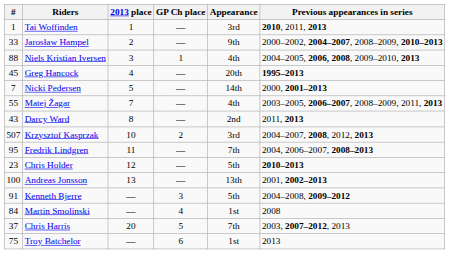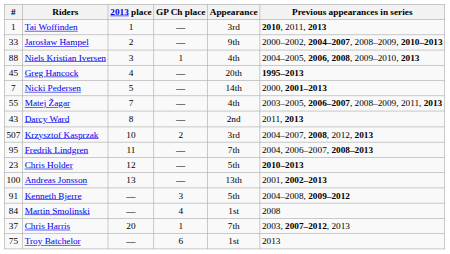(181, 226) 5 -> (181, 226) 1
